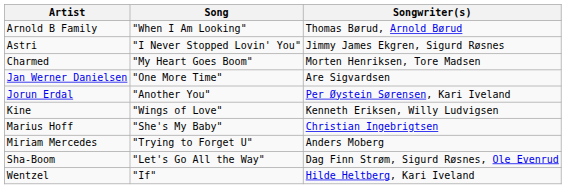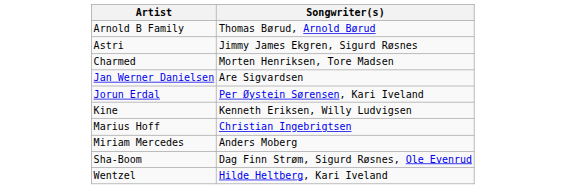- column: (217, 13)
